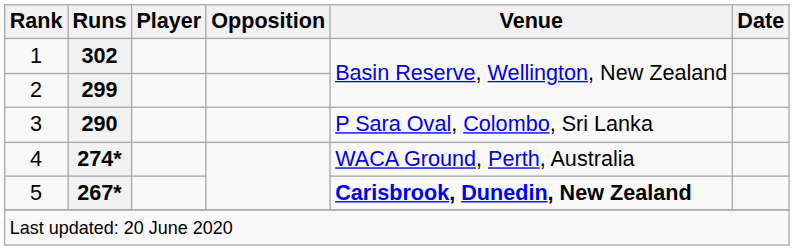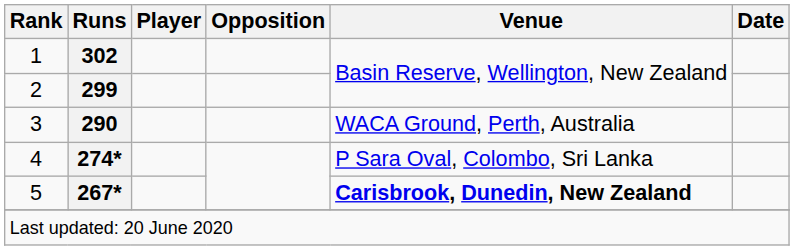(494, 124) P Sara Oval, Colombo, Sri Lanka -> (485, 124) WACA Ground, Perth, Australia
(485, 158) WACA Ground, Perth, Australia -> (494, 158) P Sara Oval, Colombo, Sri Lanka
